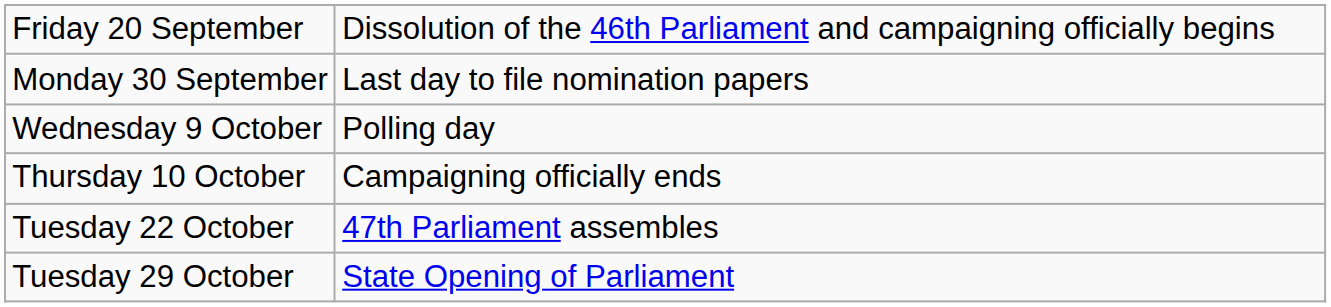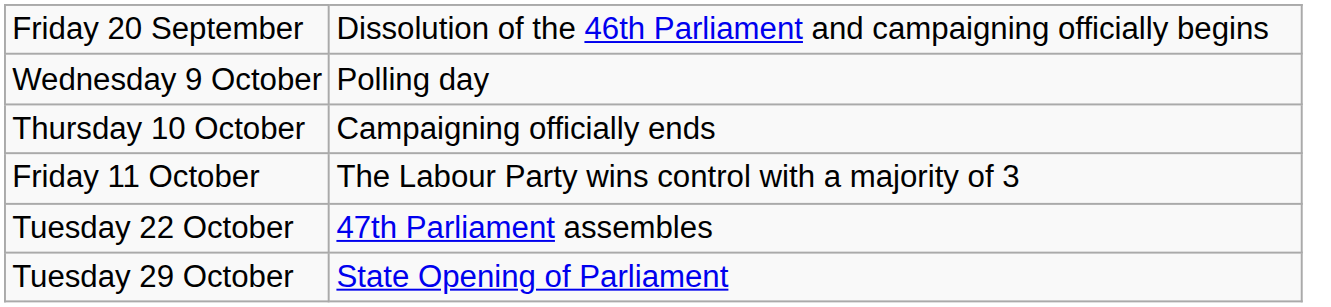- row: (170, 78)
+ row: (136, 177)
